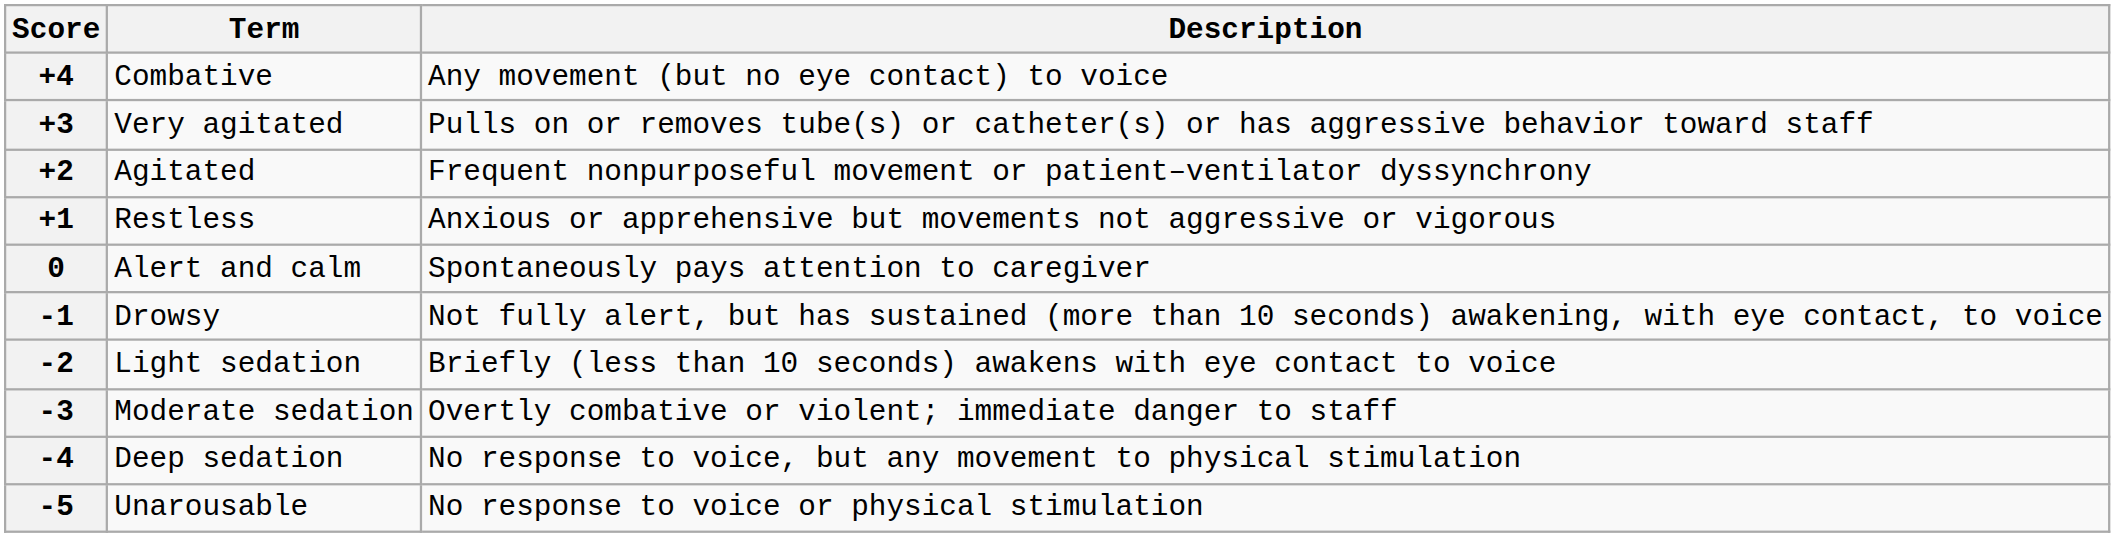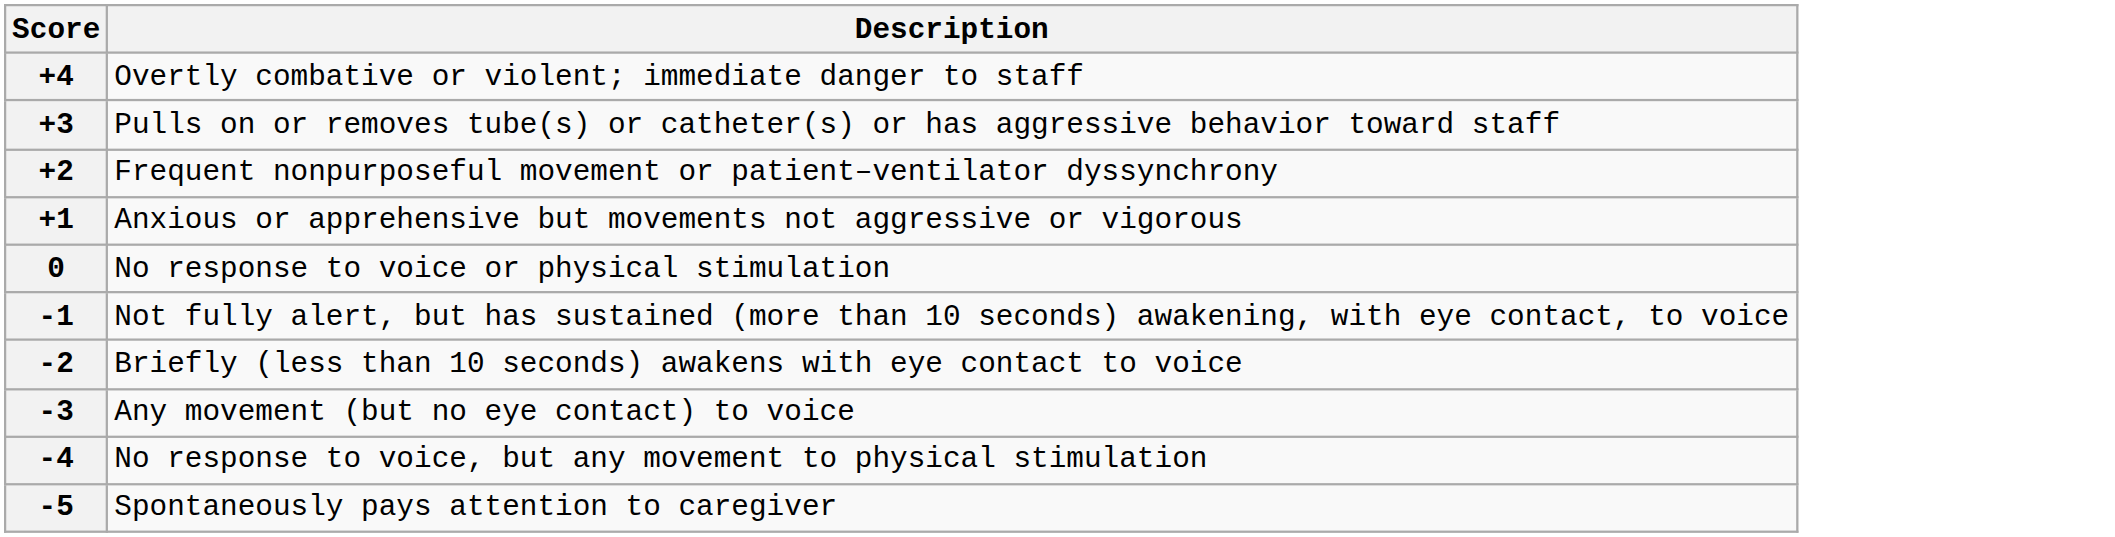- column: (264, 29)
(798, 77) Any movement (but no eye contact) to voice -> (599, 77) Overtly combative or violent; immediate danger to staff
(789, 268) Spontaneously pays attention to caregiver -> (502, 268) No response to voice or physical stimulation
(913, 412) Overtly combative or violent; immediate danger to staff -> (485, 412) Any movement (but no eye contact) to voice
(816, 508) No response to voice or physical stimulation -> (476, 508) Spontaneously pays attention to caregiver
